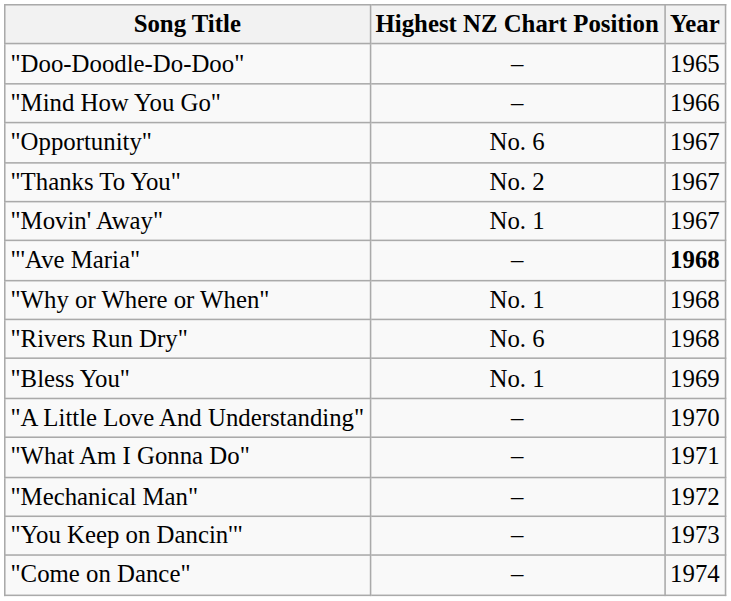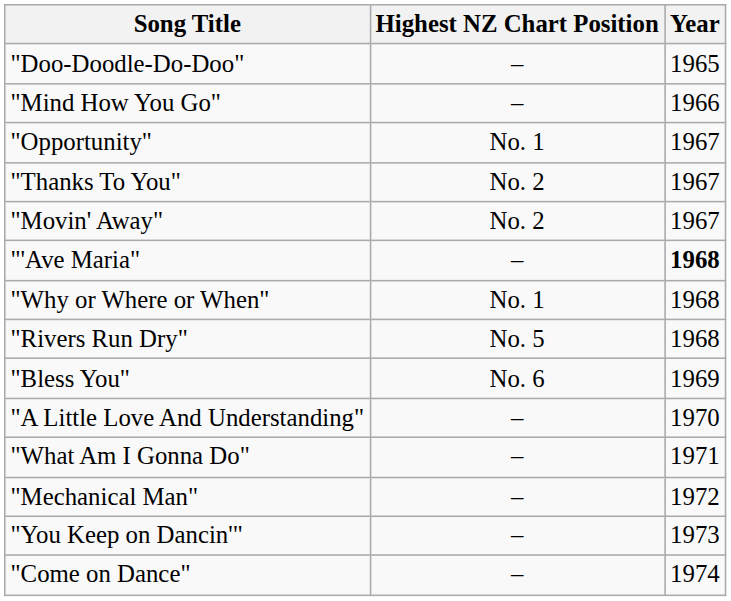(517, 142) No. 6 -> (517, 142) No. 1
(517, 220) No. 1 -> (517, 220) No. 2
(517, 338) No. 6 -> (517, 338) No. 5
(517, 378) No. 1 -> (517, 378) No. 6
